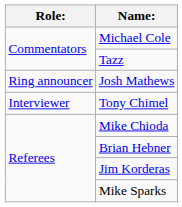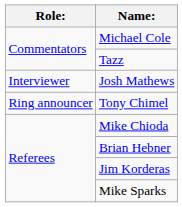(51, 81) Ring announcer -> (39, 81) Interviewer
(39, 103) Interviewer -> (51, 103) Ring announcer
